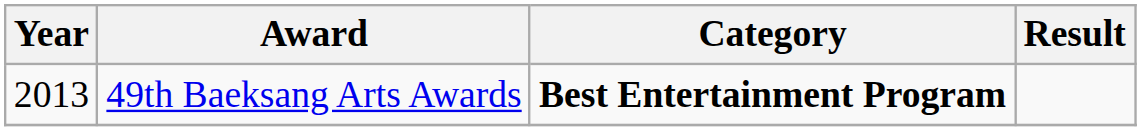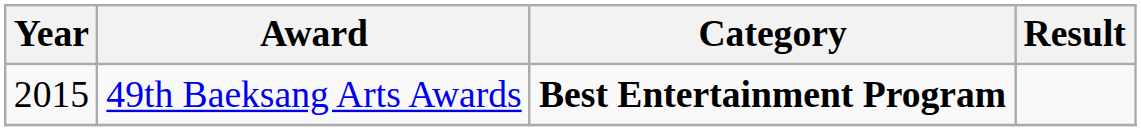(51, 93) 2013 -> (51, 93) 2015
